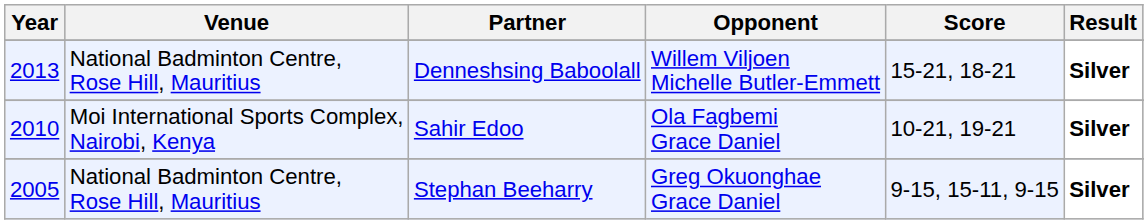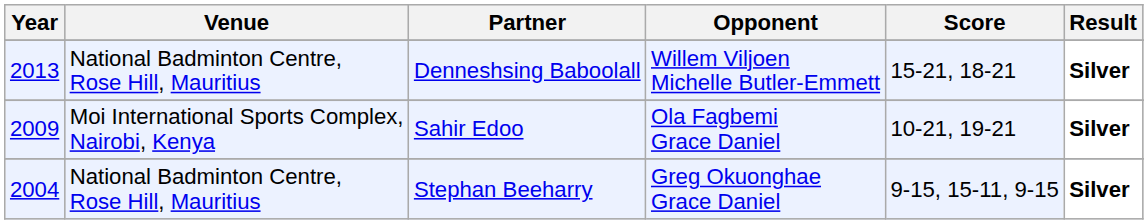(35, 130) 2010 -> (35, 130) 2009
(35, 189) 2005 -> (35, 189) 2004
